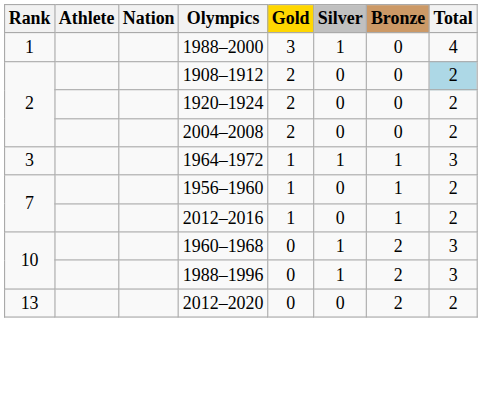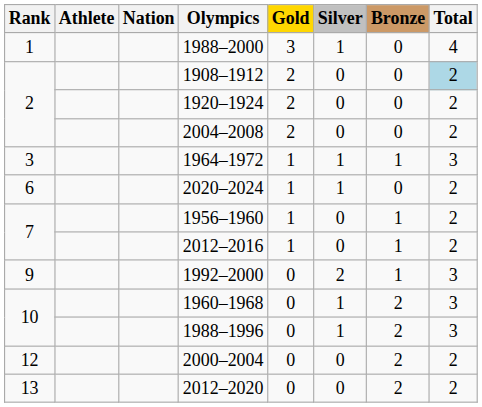+ row: (223, 189)
+ row: (223, 274)
+ row: (223, 359)
